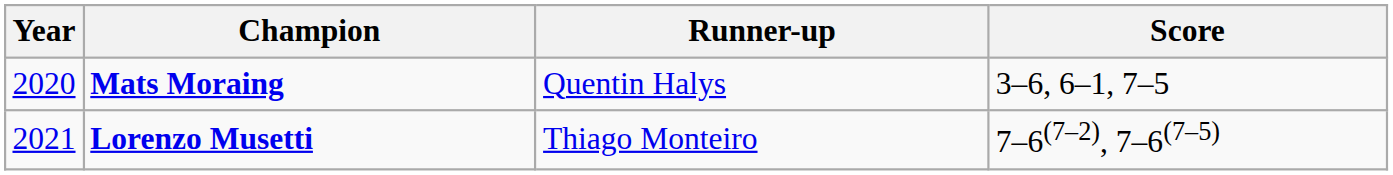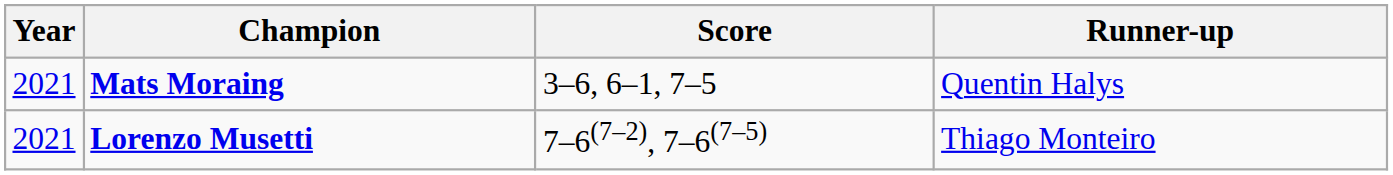columns swapped: (762, 30) <-> (1187, 30)
(44, 82) 2020 -> (44, 82) 2021
